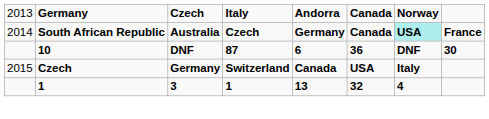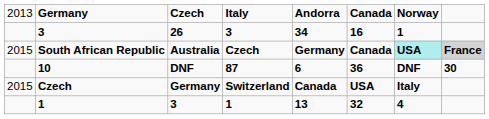+ row: (177, 31)
(20, 31) 2014 -> (20, 50) 2015
(463, 31) no background -> (463, 50) lightgrey background
